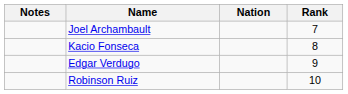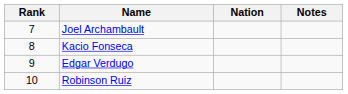columns swapped: (315, 13) <-> (35, 13)
